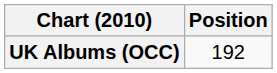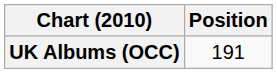(228, 52) 192 -> (228, 52) 191
